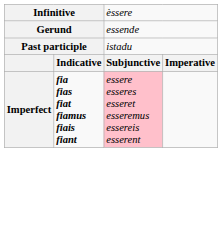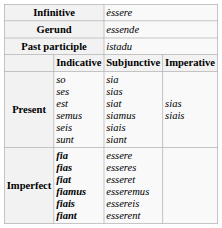+ row: (29, 109)
(128, 109) pink background -> (128, 185) no background
